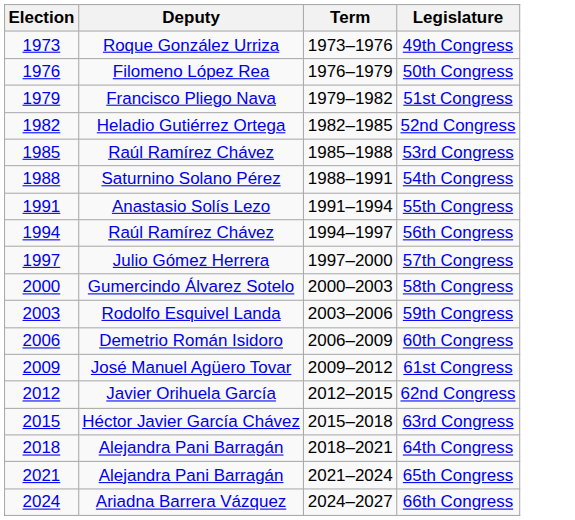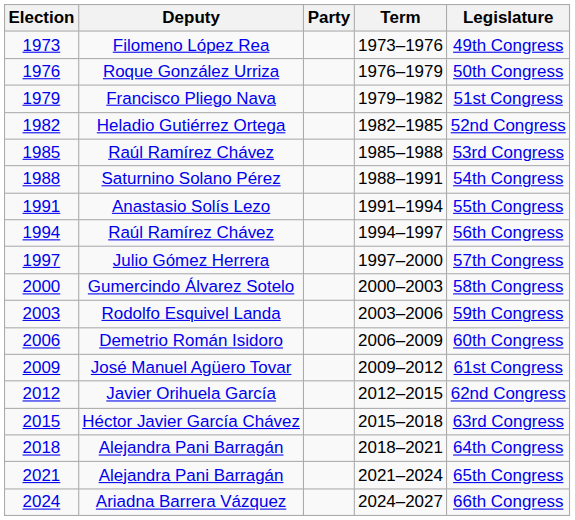+ column: (329, 17)
(191, 44) Roque González Urriza -> (191, 44) Filomeno López Rea
(191, 71) Filomeno López Rea -> (191, 71) Roque González Urriza
